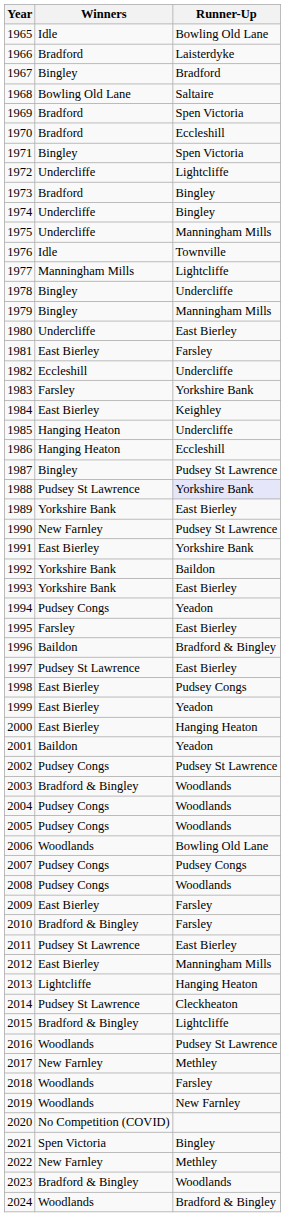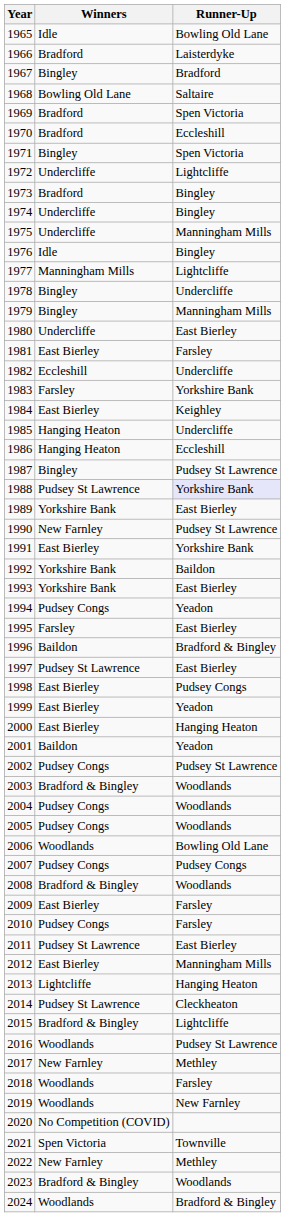(201, 251) Townville -> (195, 251) Bingley
(74, 885) Pudsey Congs -> (88, 885) Bradford & Bingley
(88, 924) Bradford & Bingley -> (74, 924) Pudsey Congs
(195, 1142) Bingley -> (201, 1142) Townville
